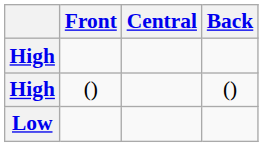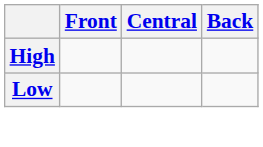- row: (32, 89)
